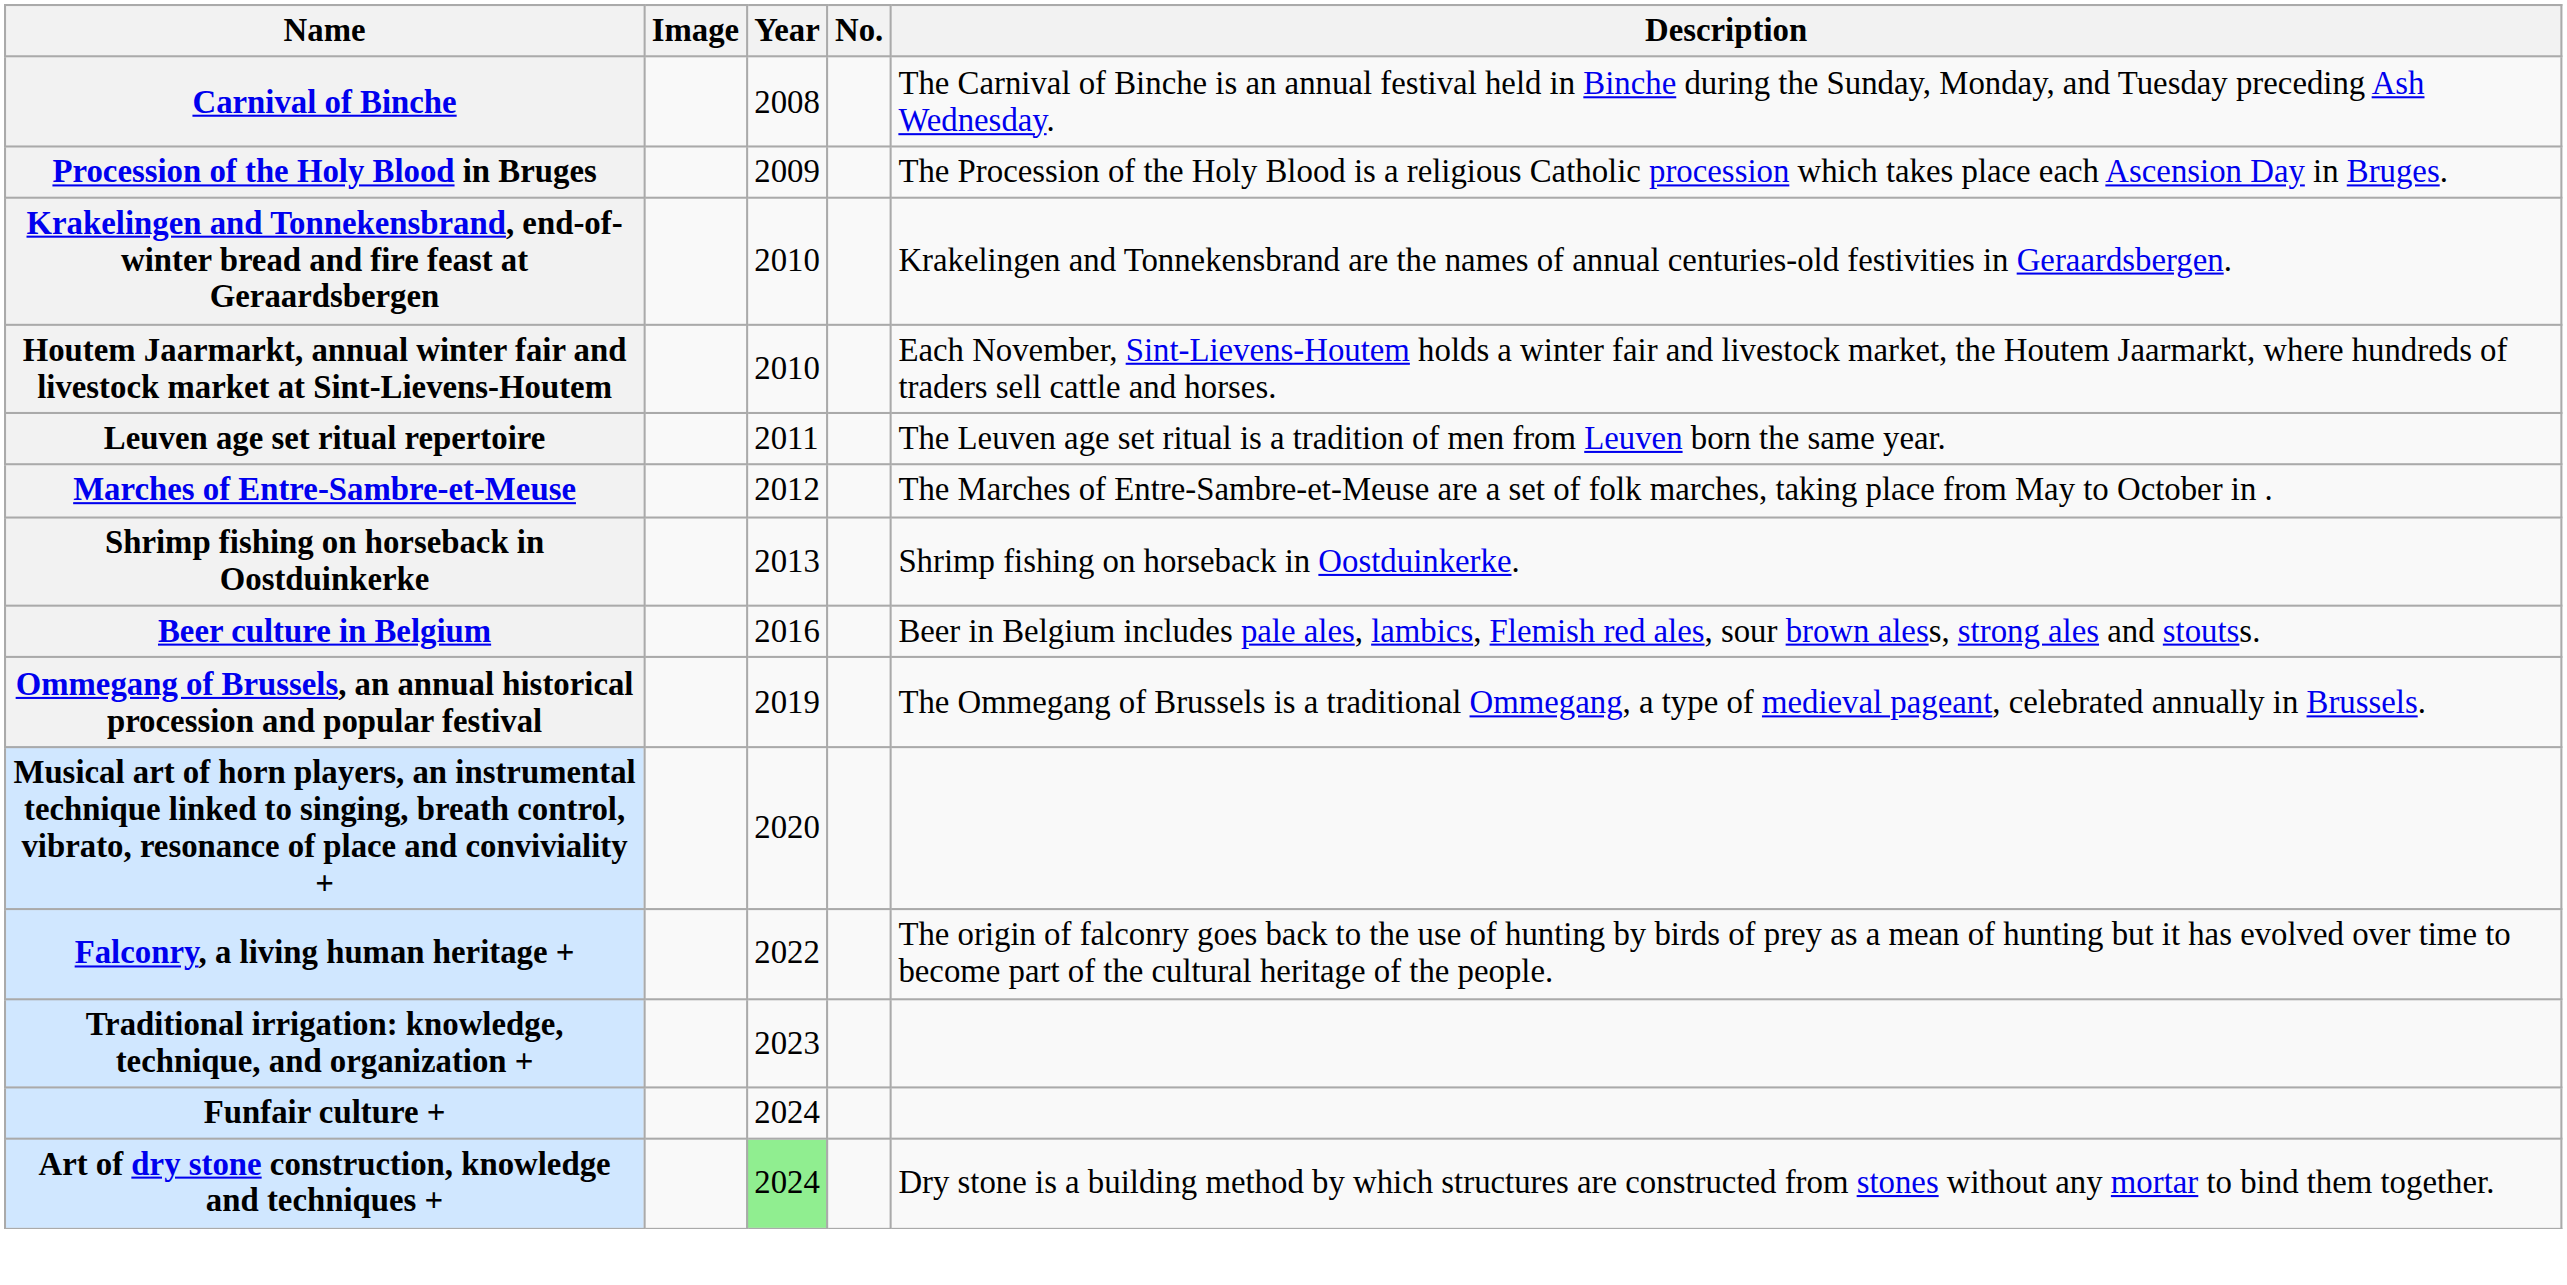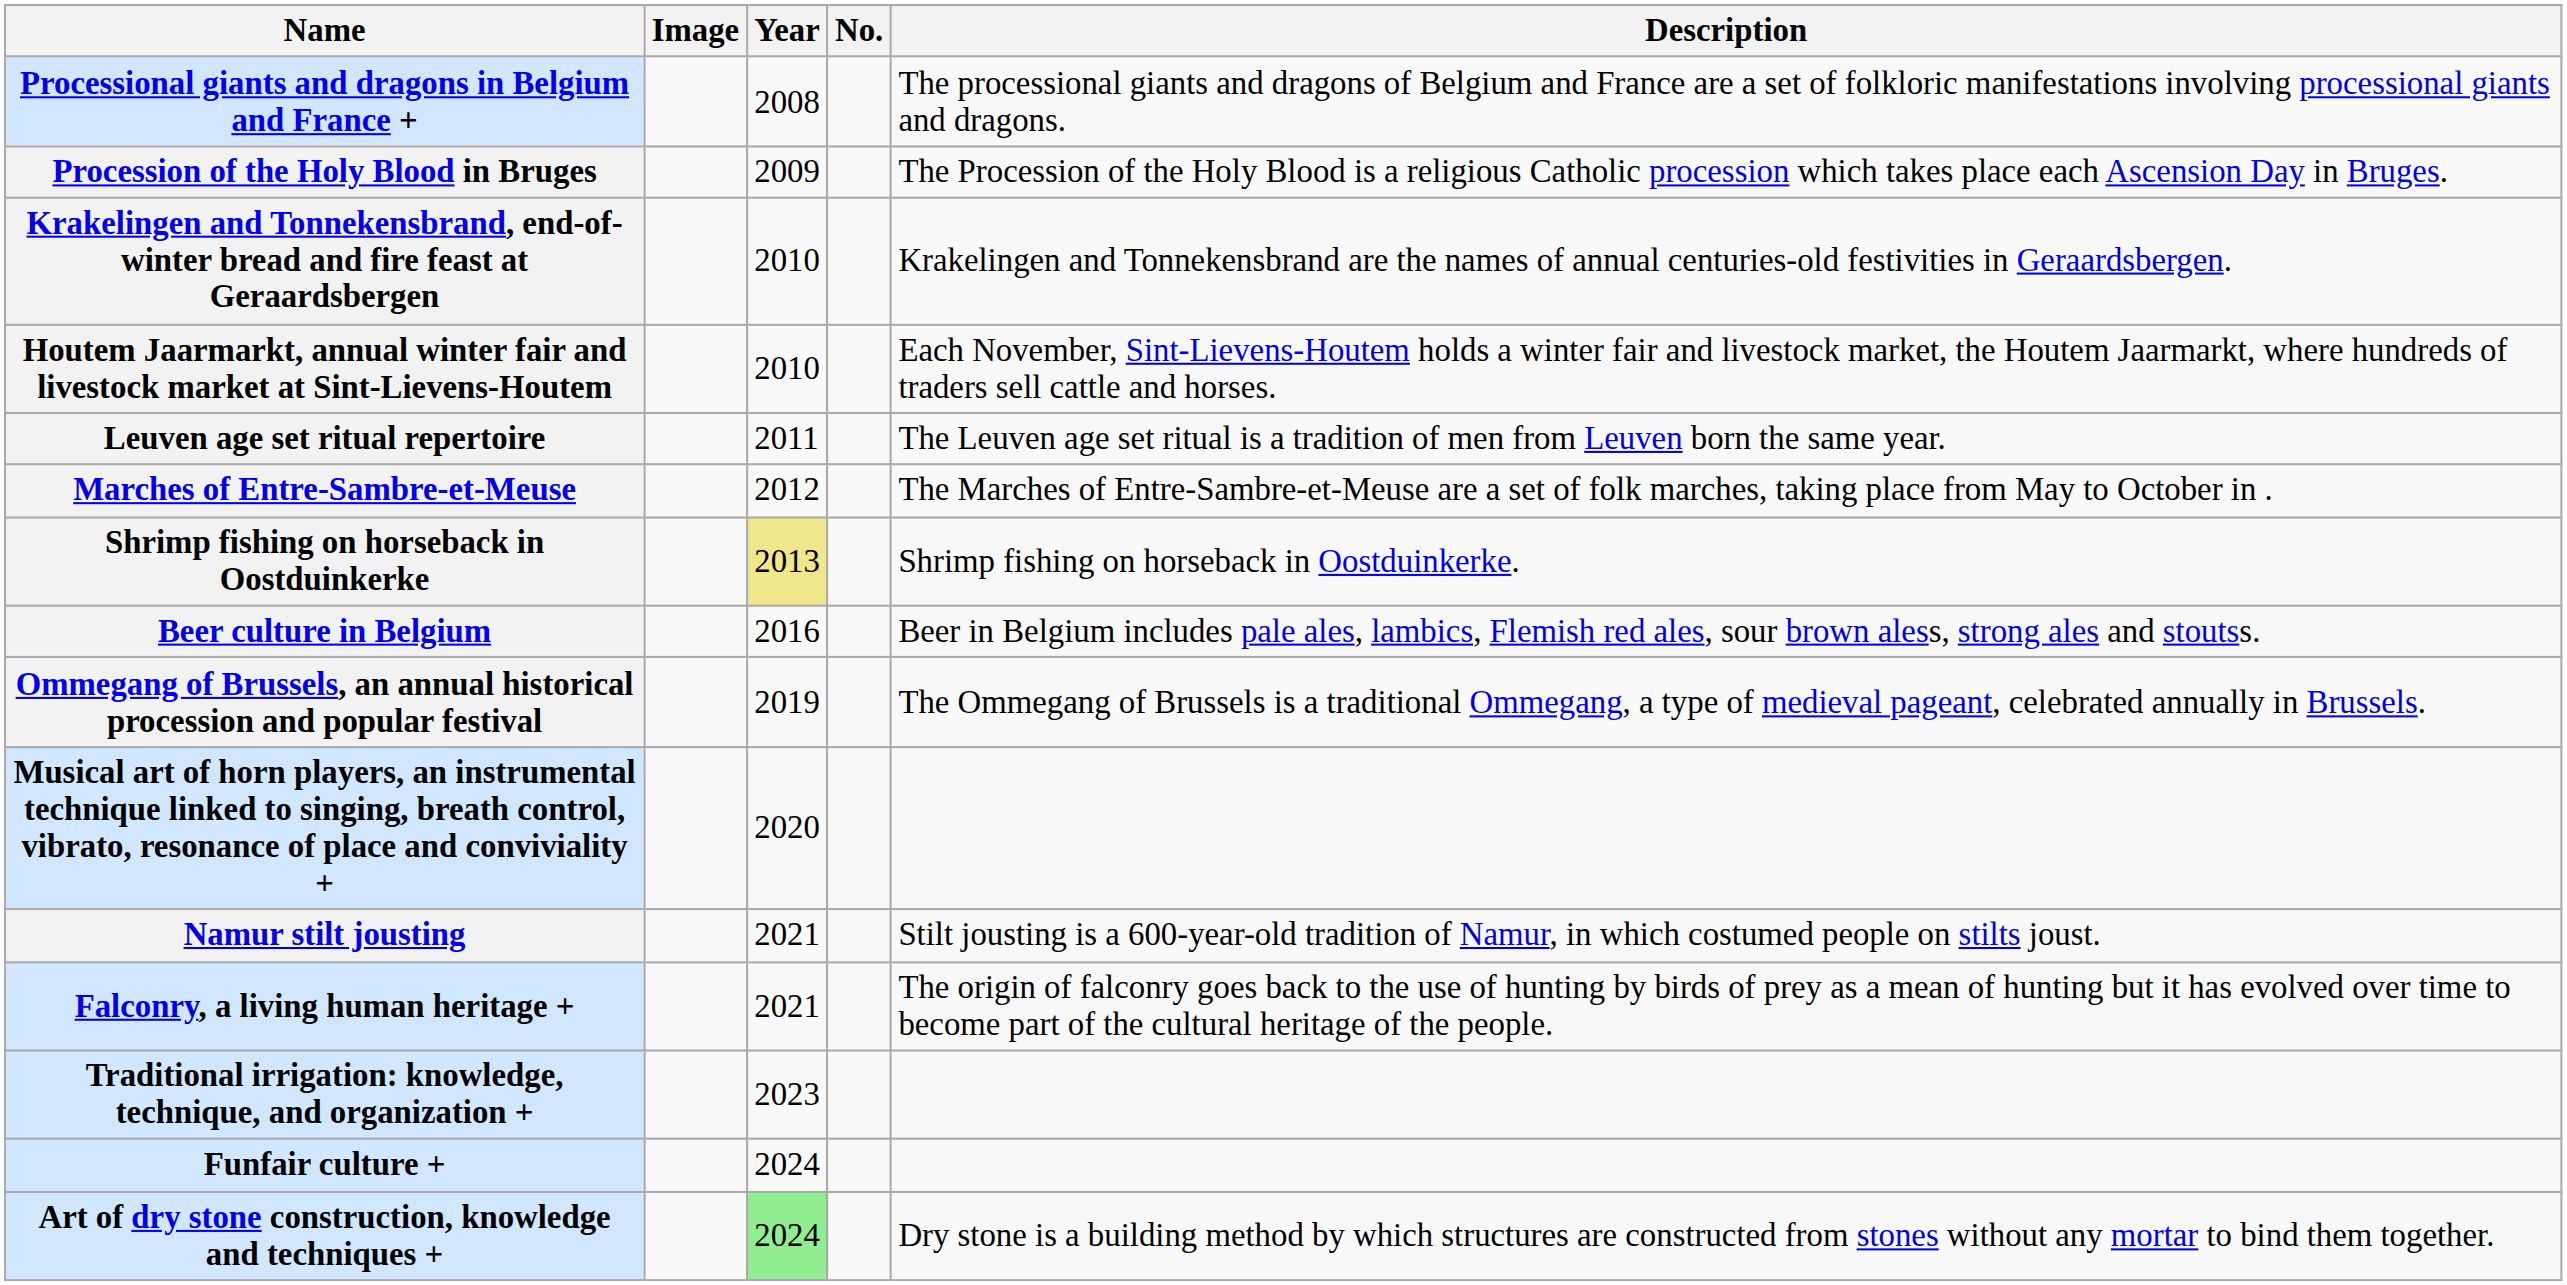- row: (325, 100)
+ row: (325, 100)
(787, 560) no background -> (787, 560) khaki background
+ row: (325, 934)
(787, 953) 2022 -> (787, 1005) 2021
